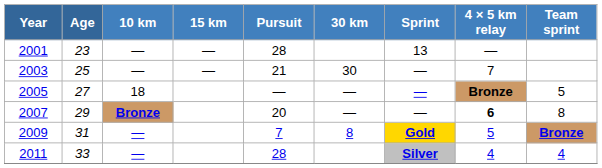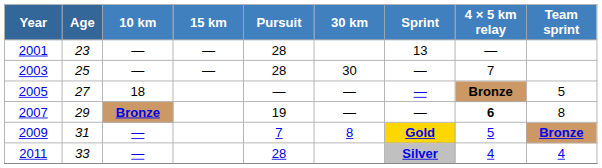(279, 71) 21 -> (279, 71) 28
(279, 112) 20 -> (279, 112) 19
